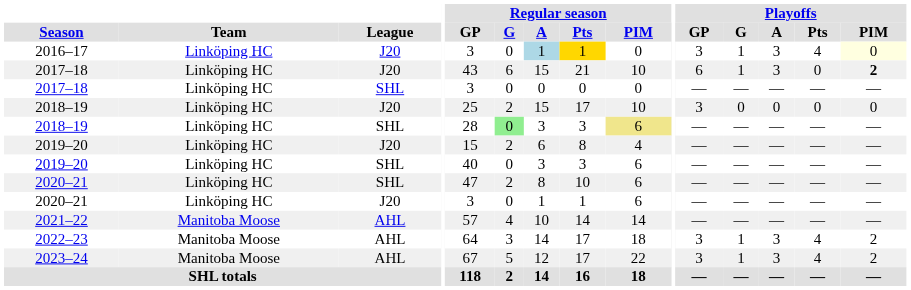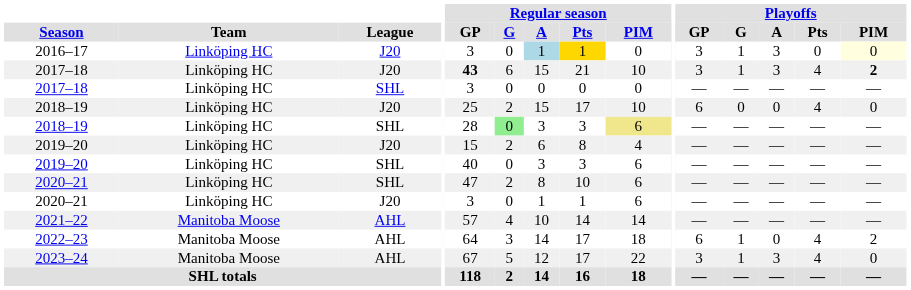(818, 51) 4 -> (818, 51) 0
(470, 69) normal -> (470, 69) bold
(699, 69) 6 -> (699, 69) 3
(818, 69) 0 -> (818, 69) 4
(699, 107) 3 -> (699, 107) 6
(818, 107) 0 -> (818, 107) 4
(699, 239) 3 -> (699, 239) 6
(777, 239) 3 -> (777, 239) 0
(874, 257) 2 -> (874, 257) 0
